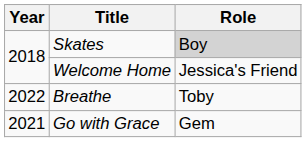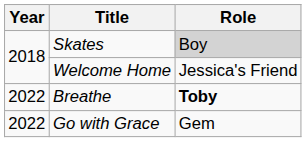(196, 96) normal -> (198, 96) bold
(27, 123) 2021 -> (27, 123) 2022
